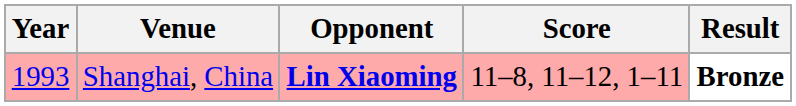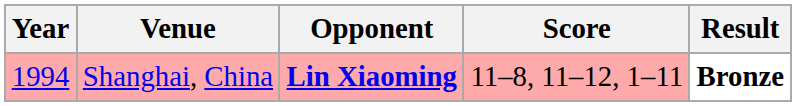(41, 76) 1993 -> (41, 76) 1994
